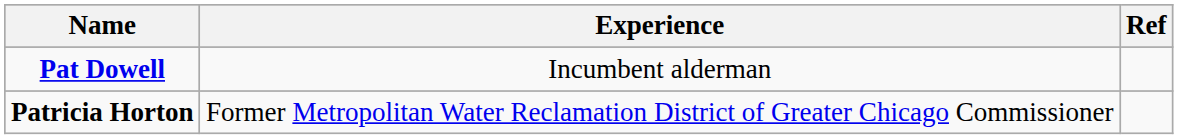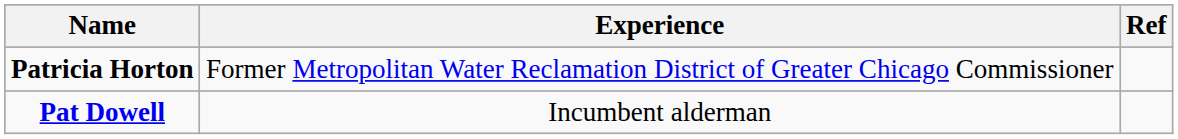rows swapped: (102, 68) <-> (102, 111)
